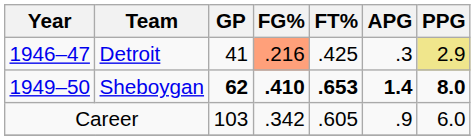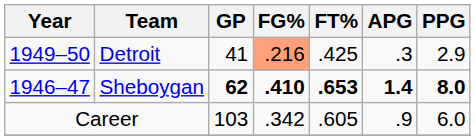(50, 54) 1946–47 -> (50, 54) 1949–50
(451, 54) khaki background -> (451, 54) no background
(50, 87) 1949–50 -> (50, 87) 1946–47
